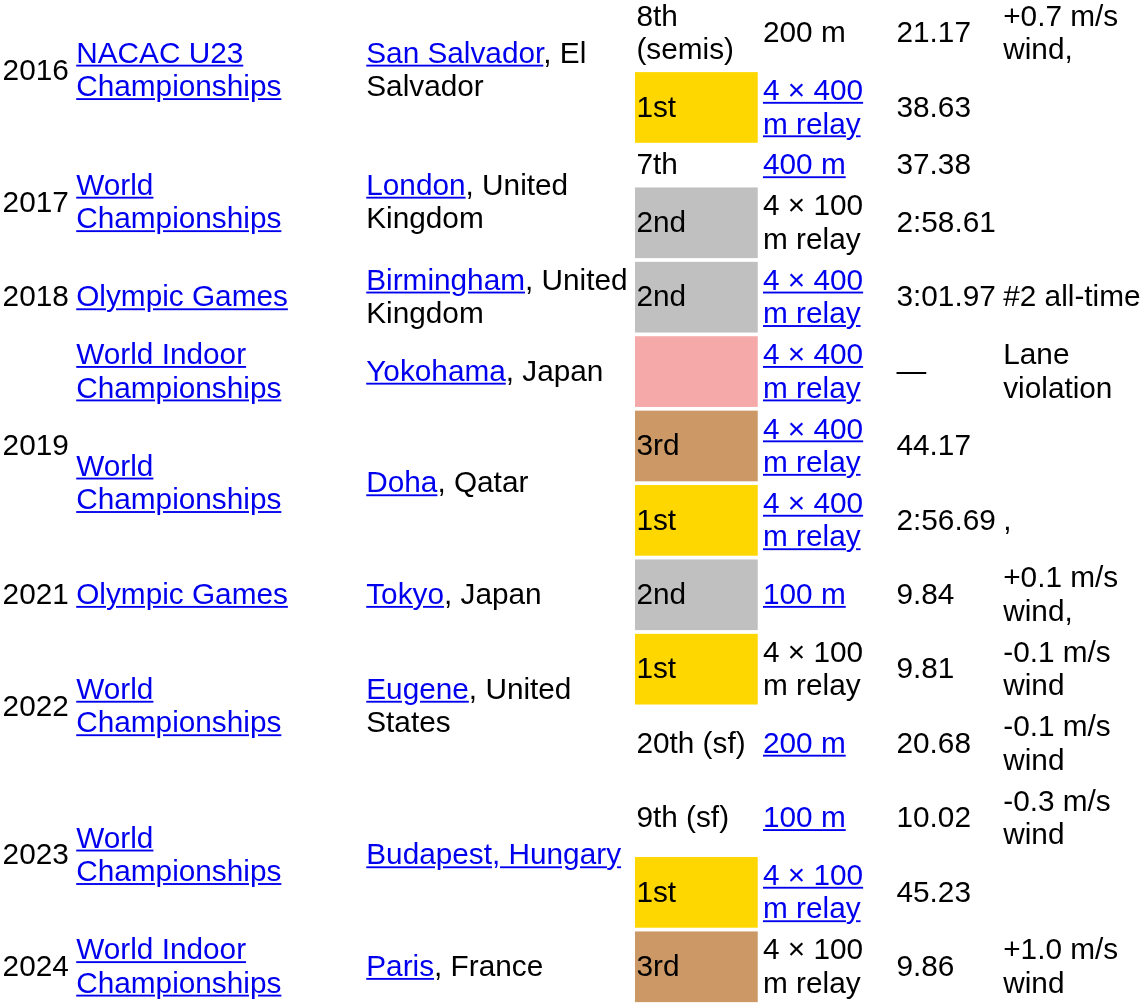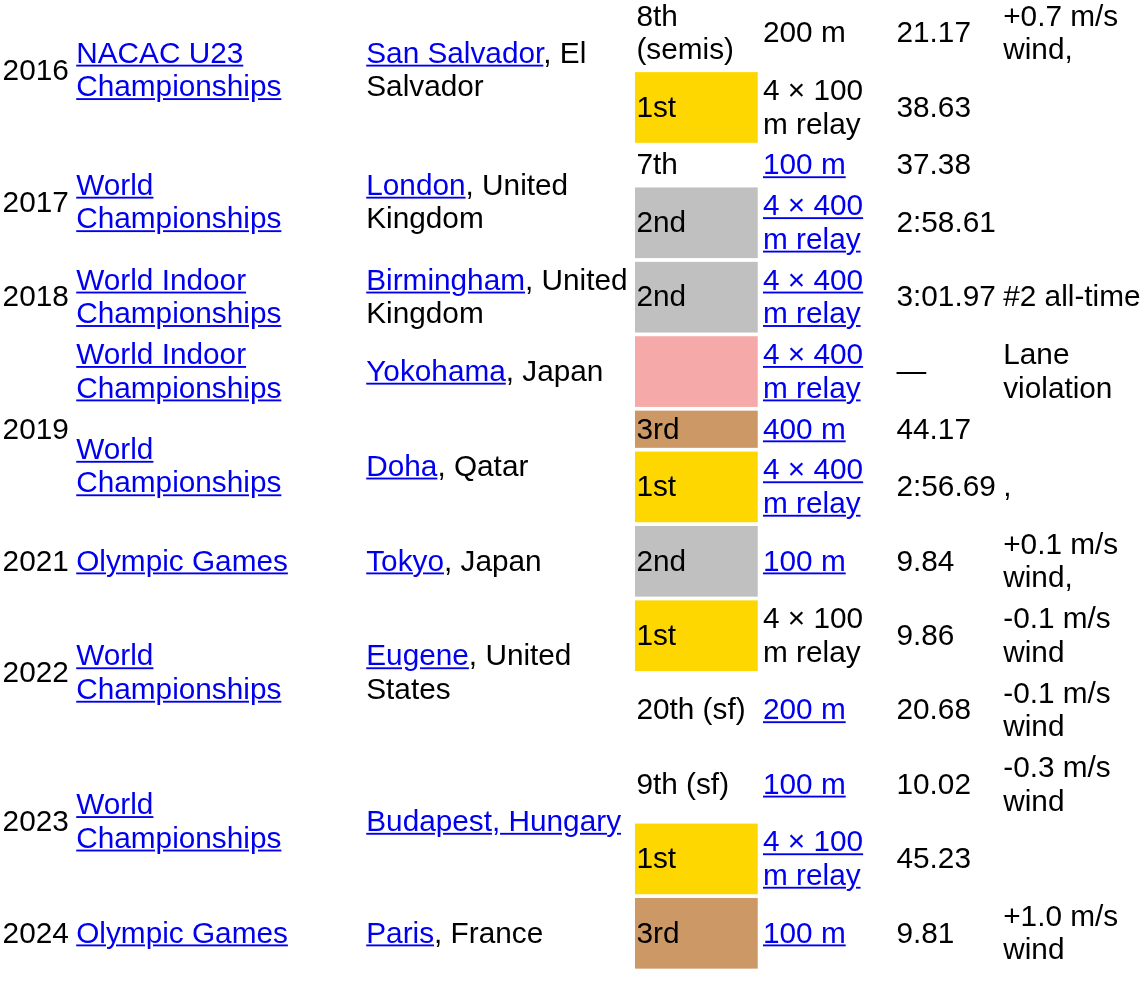(813, 107) 4 × 400 m relay -> (813, 107) 4 × 100 m relay
(804, 164) 400 m -> (804, 164) 100 m
(813, 222) 4 × 100 m relay -> (813, 222) 4 × 400 m relay
(182, 296) Olympic Games -> (179, 296) World Indoor Championships
(813, 445) 4 × 400 m relay -> (804, 428) 400 m
(925, 668) 9.81 -> (925, 635) 9.86
(179, 966) World Indoor Championships -> (182, 932) Olympic Games
(813, 966) 4 × 100 m relay -> (804, 932) 100 m
(925, 966) 9.86 -> (925, 932) 9.81
